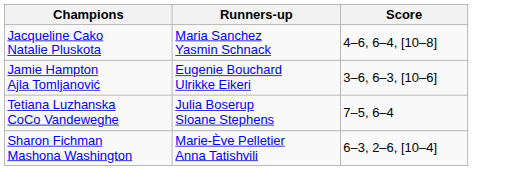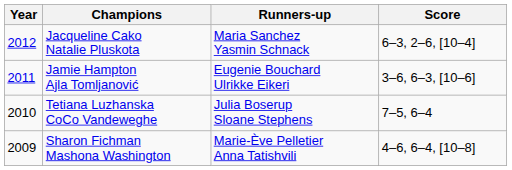+ column: (24, 14)
(390, 42) 4–6, 6–4, [10–8] -> (429, 42) 6–3, 2–6, [10–4]
(390, 148) 6–3, 2–6, [10–4] -> (429, 148) 4–6, 6–4, [10–8]
